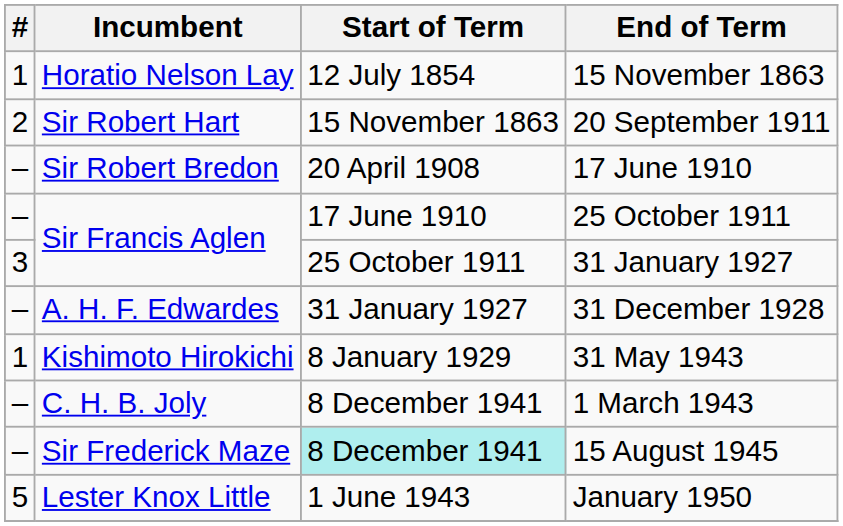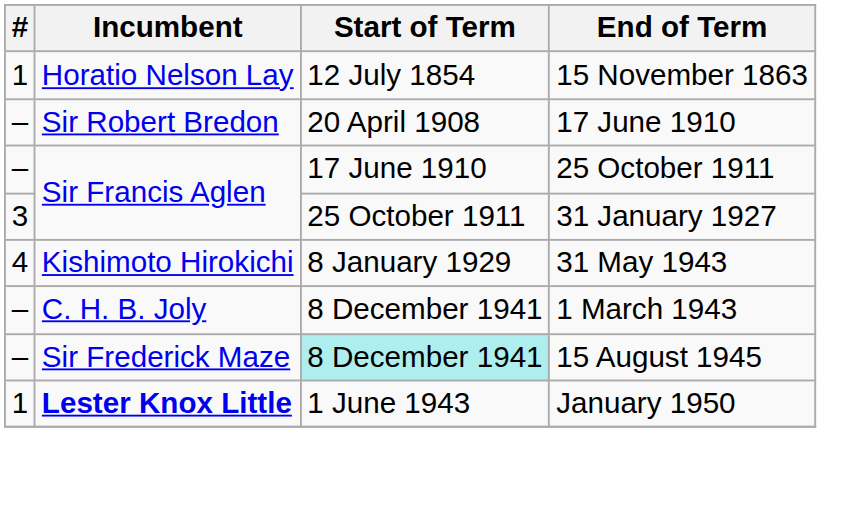- row: (702, 121)
- row: (699, 309)
(20, 356) 1 -> (20, 262) 4
(20, 497) 5 -> (20, 403) 1
(156, 497) normal -> (167, 403) bold
